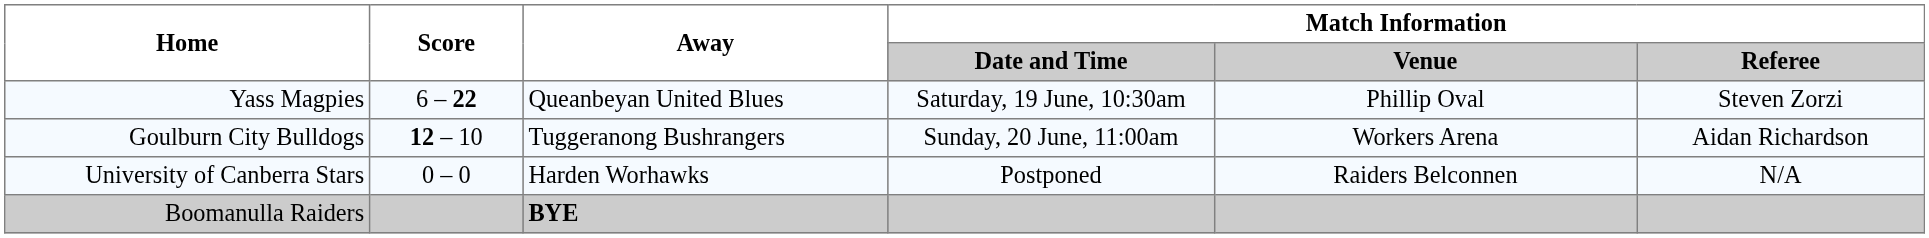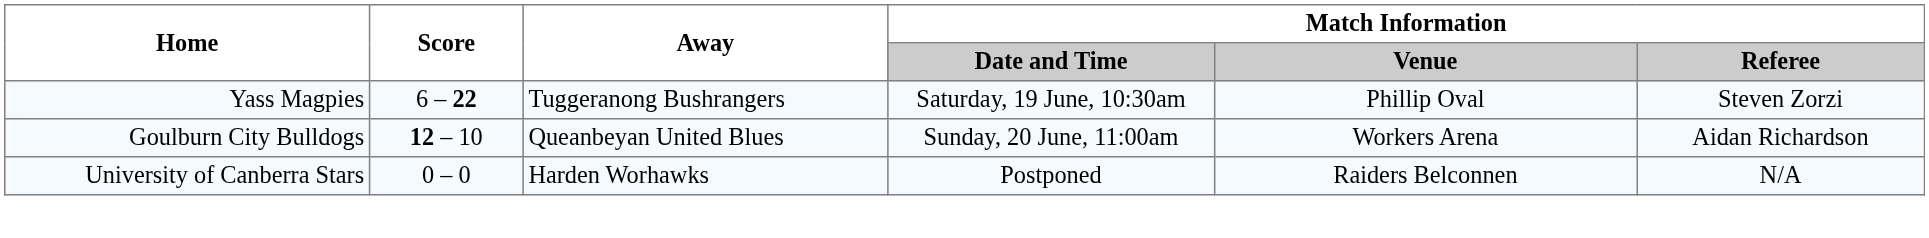(656, 99) Queanbeyan United Blues -> (657, 99) Tuggeranong Bushrangers
(657, 137) Tuggeranong Bushrangers -> (656, 137) Queanbeyan United Blues
- row: (265, 213)
